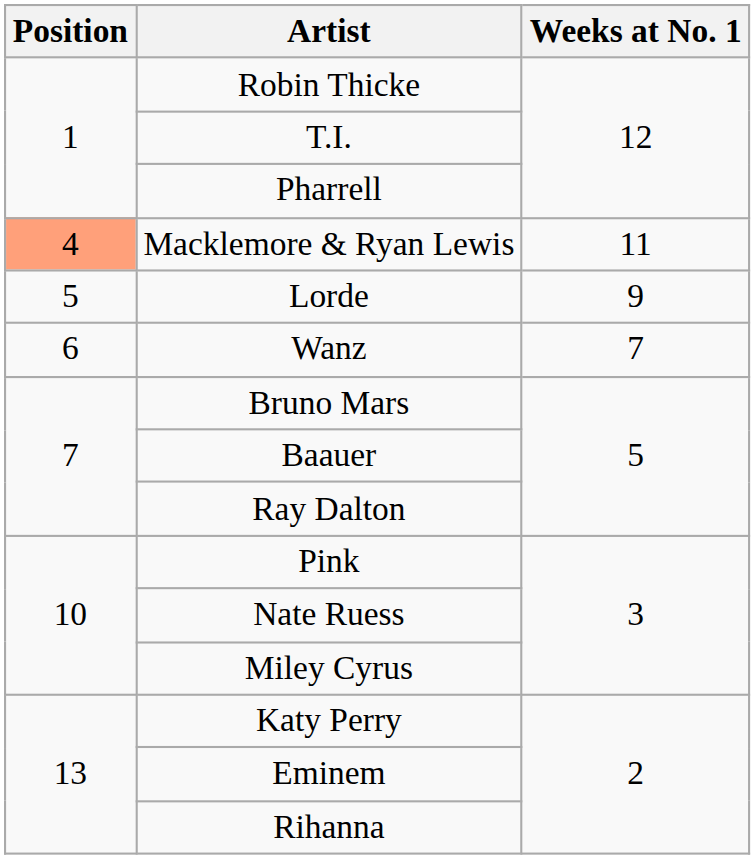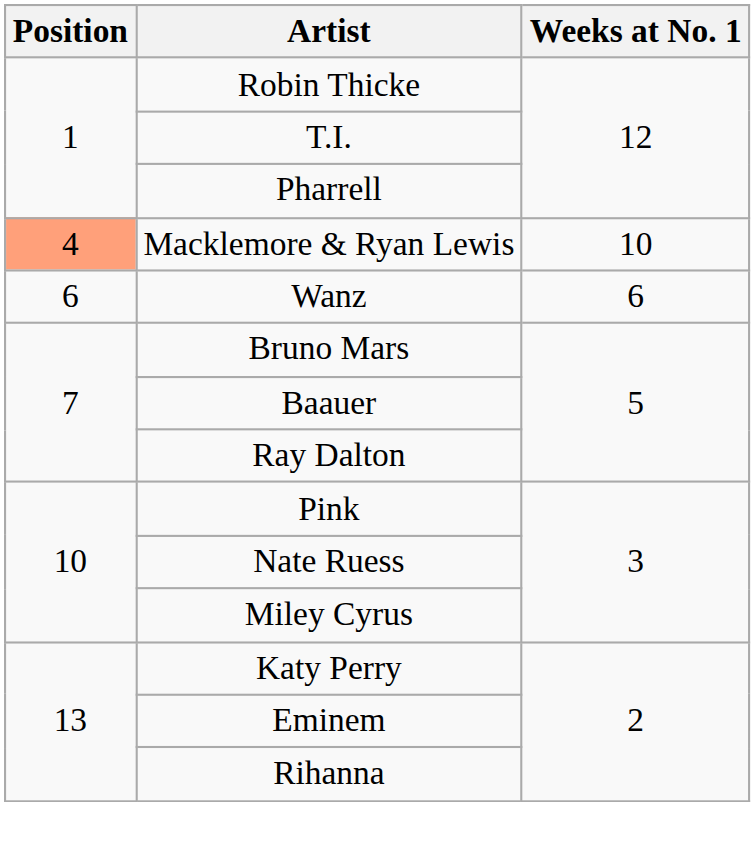(636, 243) 11 -> (636, 243) 10
- row: (329, 296)
(636, 349) 7 -> (636, 296) 6
